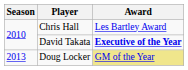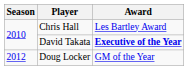(16, 57) 2013 -> (16, 57) 2012
(125, 57) khaki background -> (125, 57) no background
